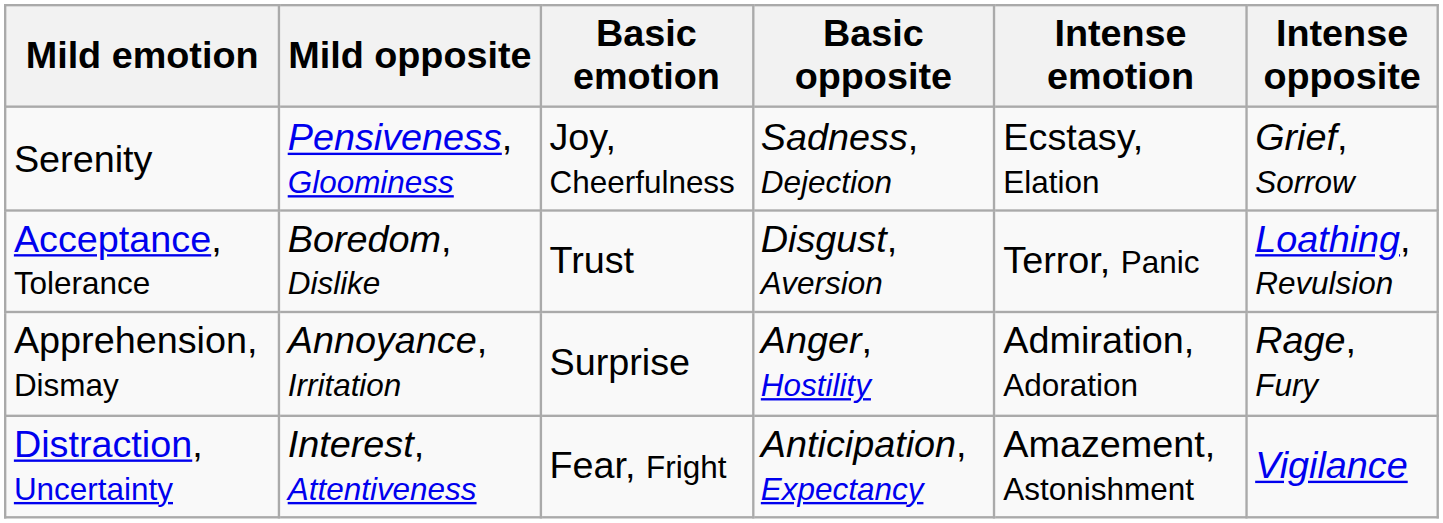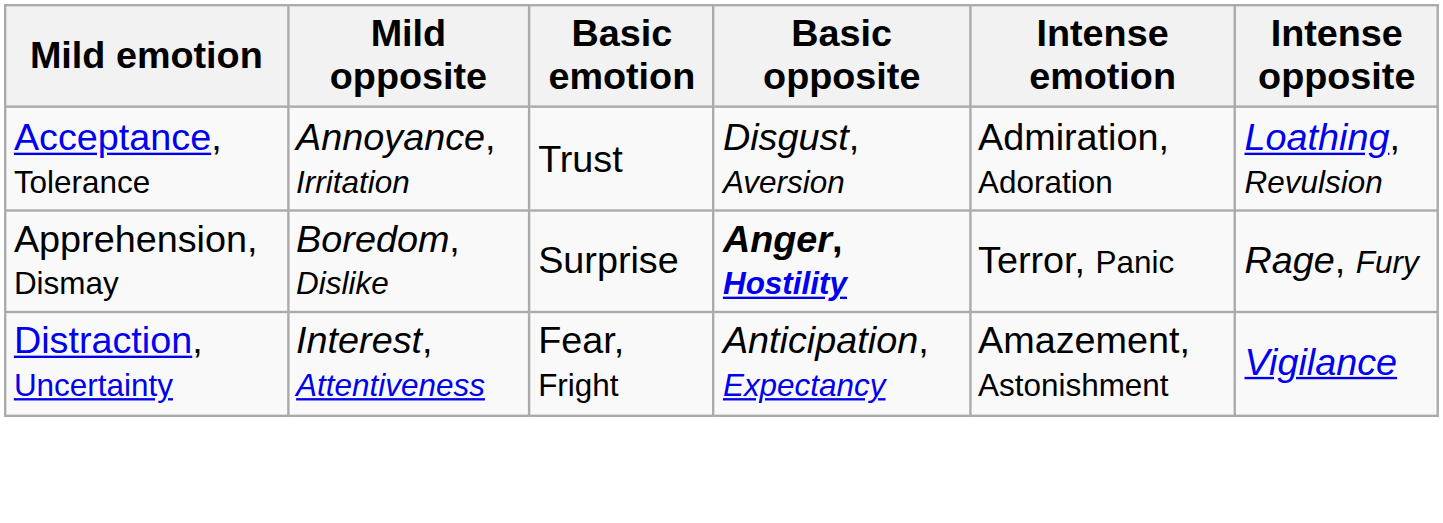- row: (83, 158)
(370, 260) Boredom, Dislike -> (396, 158) Annoyance, Irritation
(1101, 260) Terror, Panic -> (1074, 158) Admiration, Adoration
(387, 362) Annoyance, Irritation -> (378, 260) Boredom, Dislike
(816, 362) normal -> (785, 260) bold
(1099, 362) Admiration, Adoration -> (1076, 260) Terror, Panic
